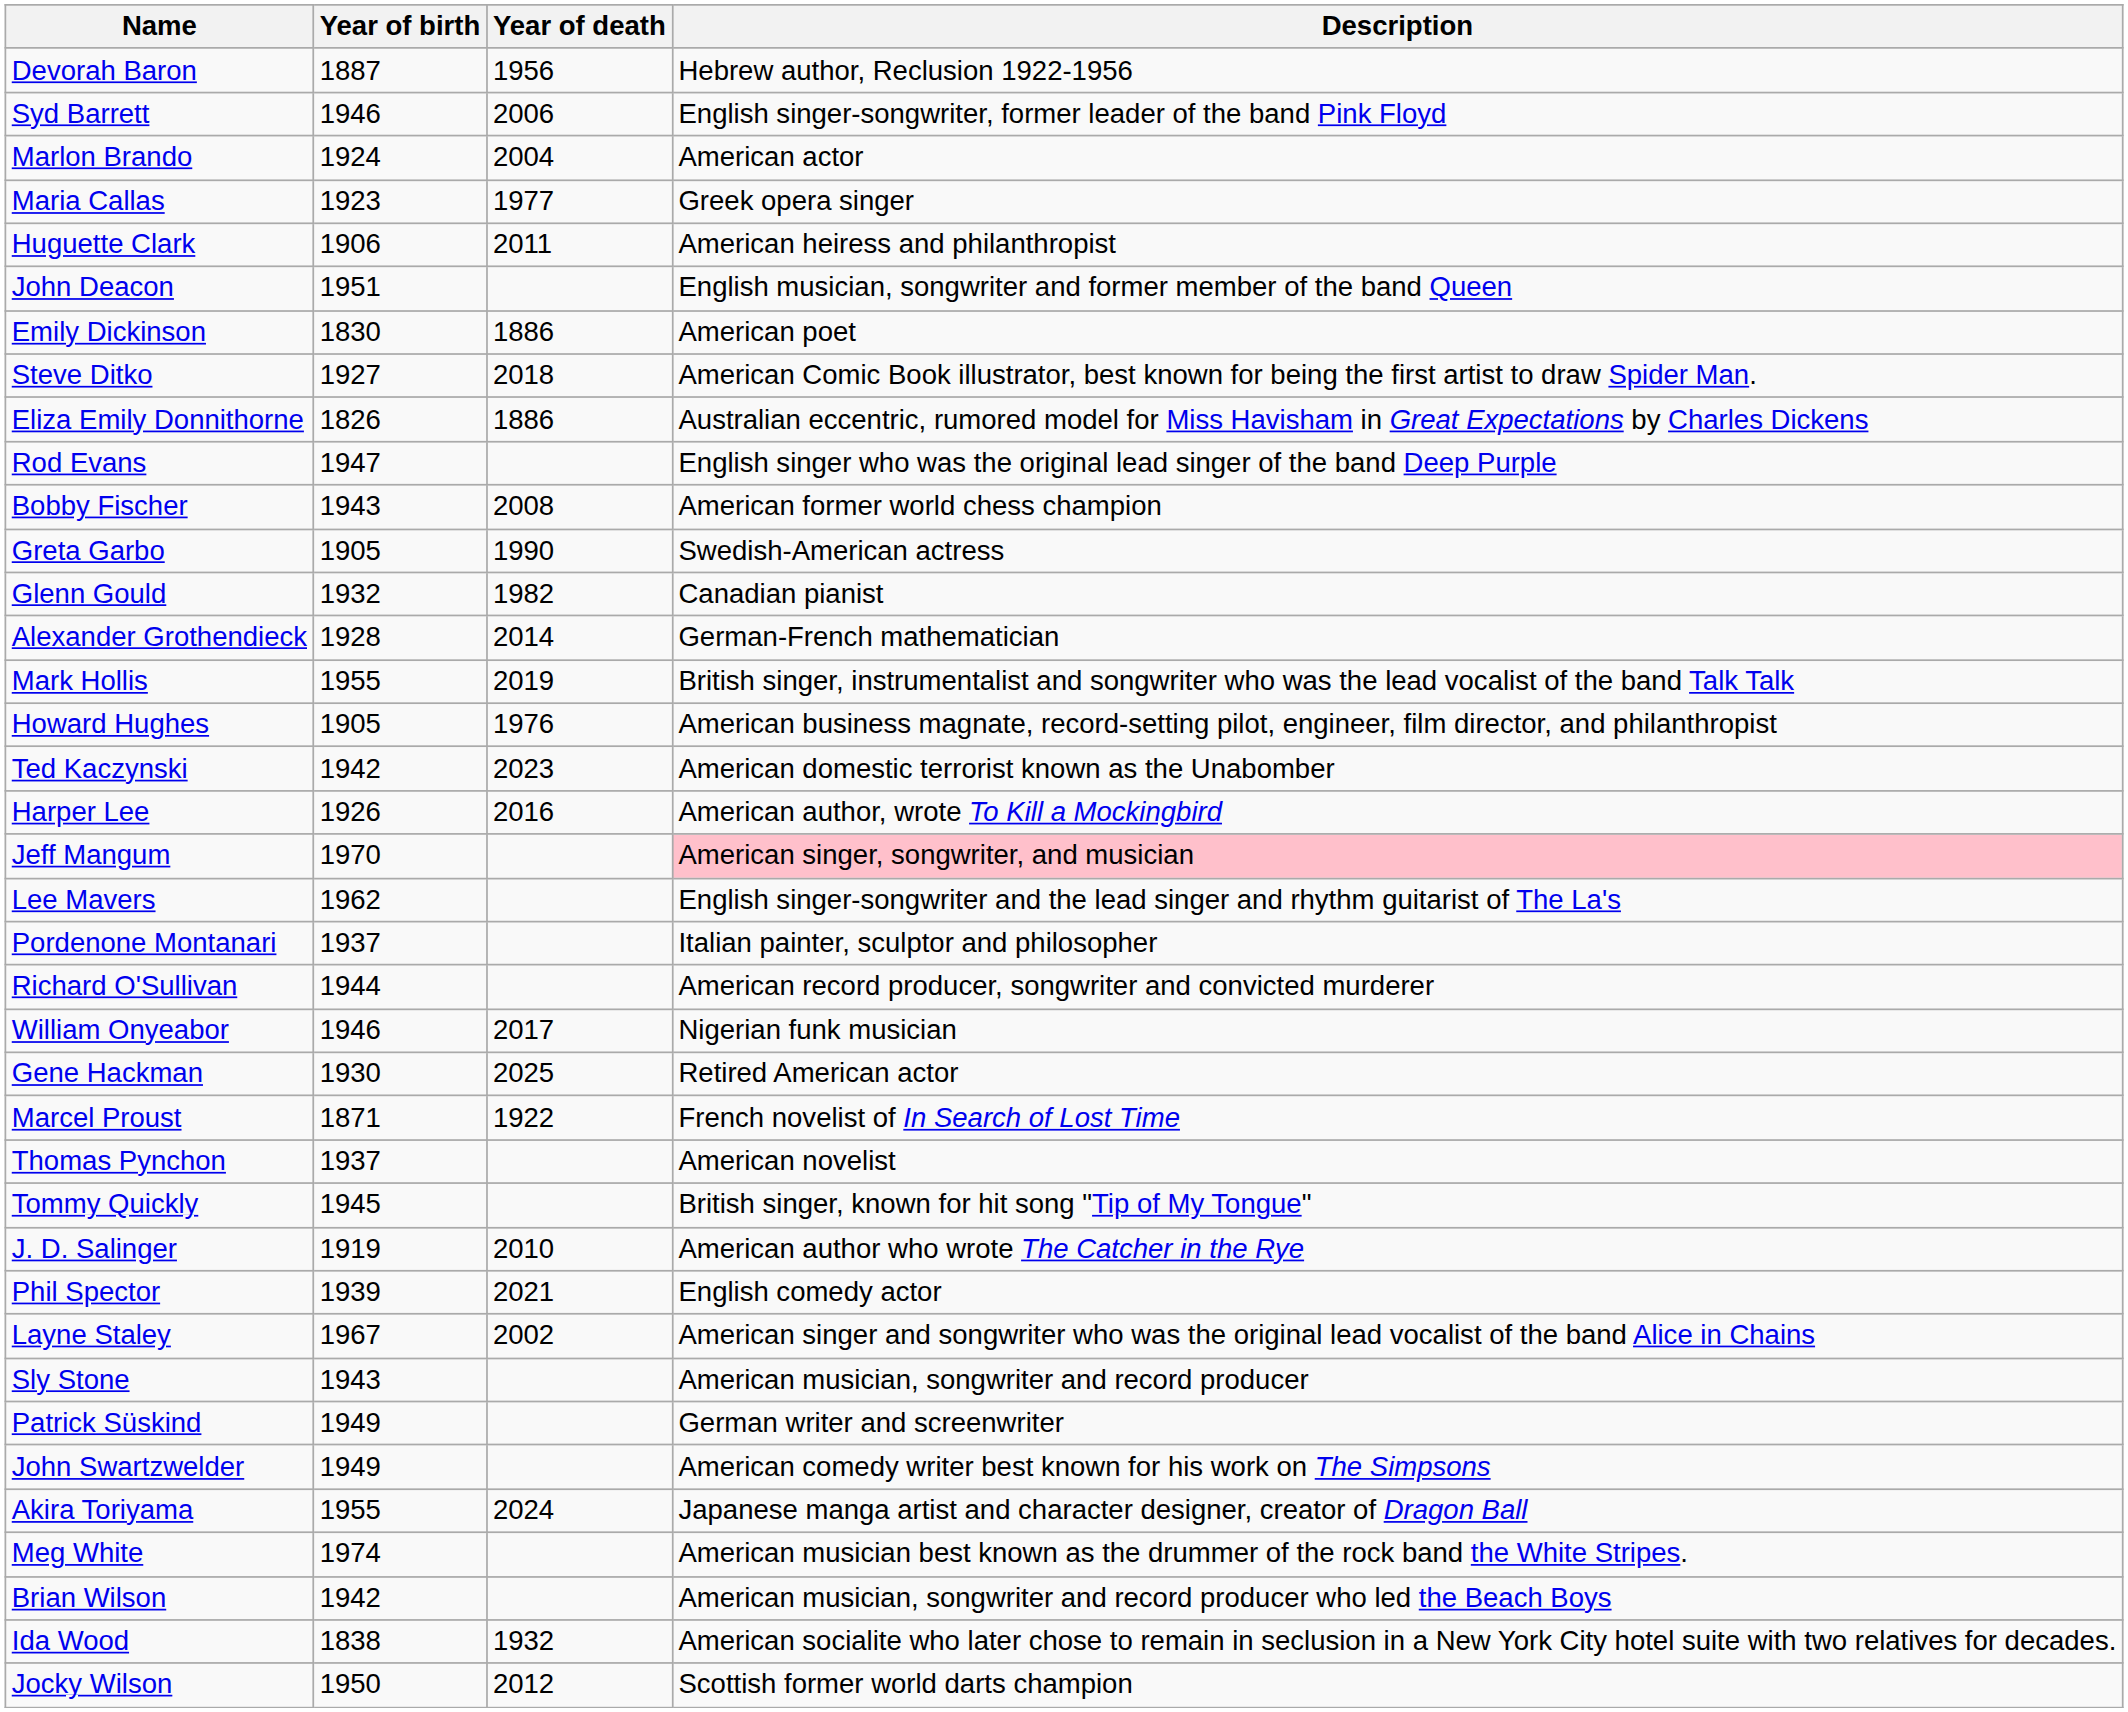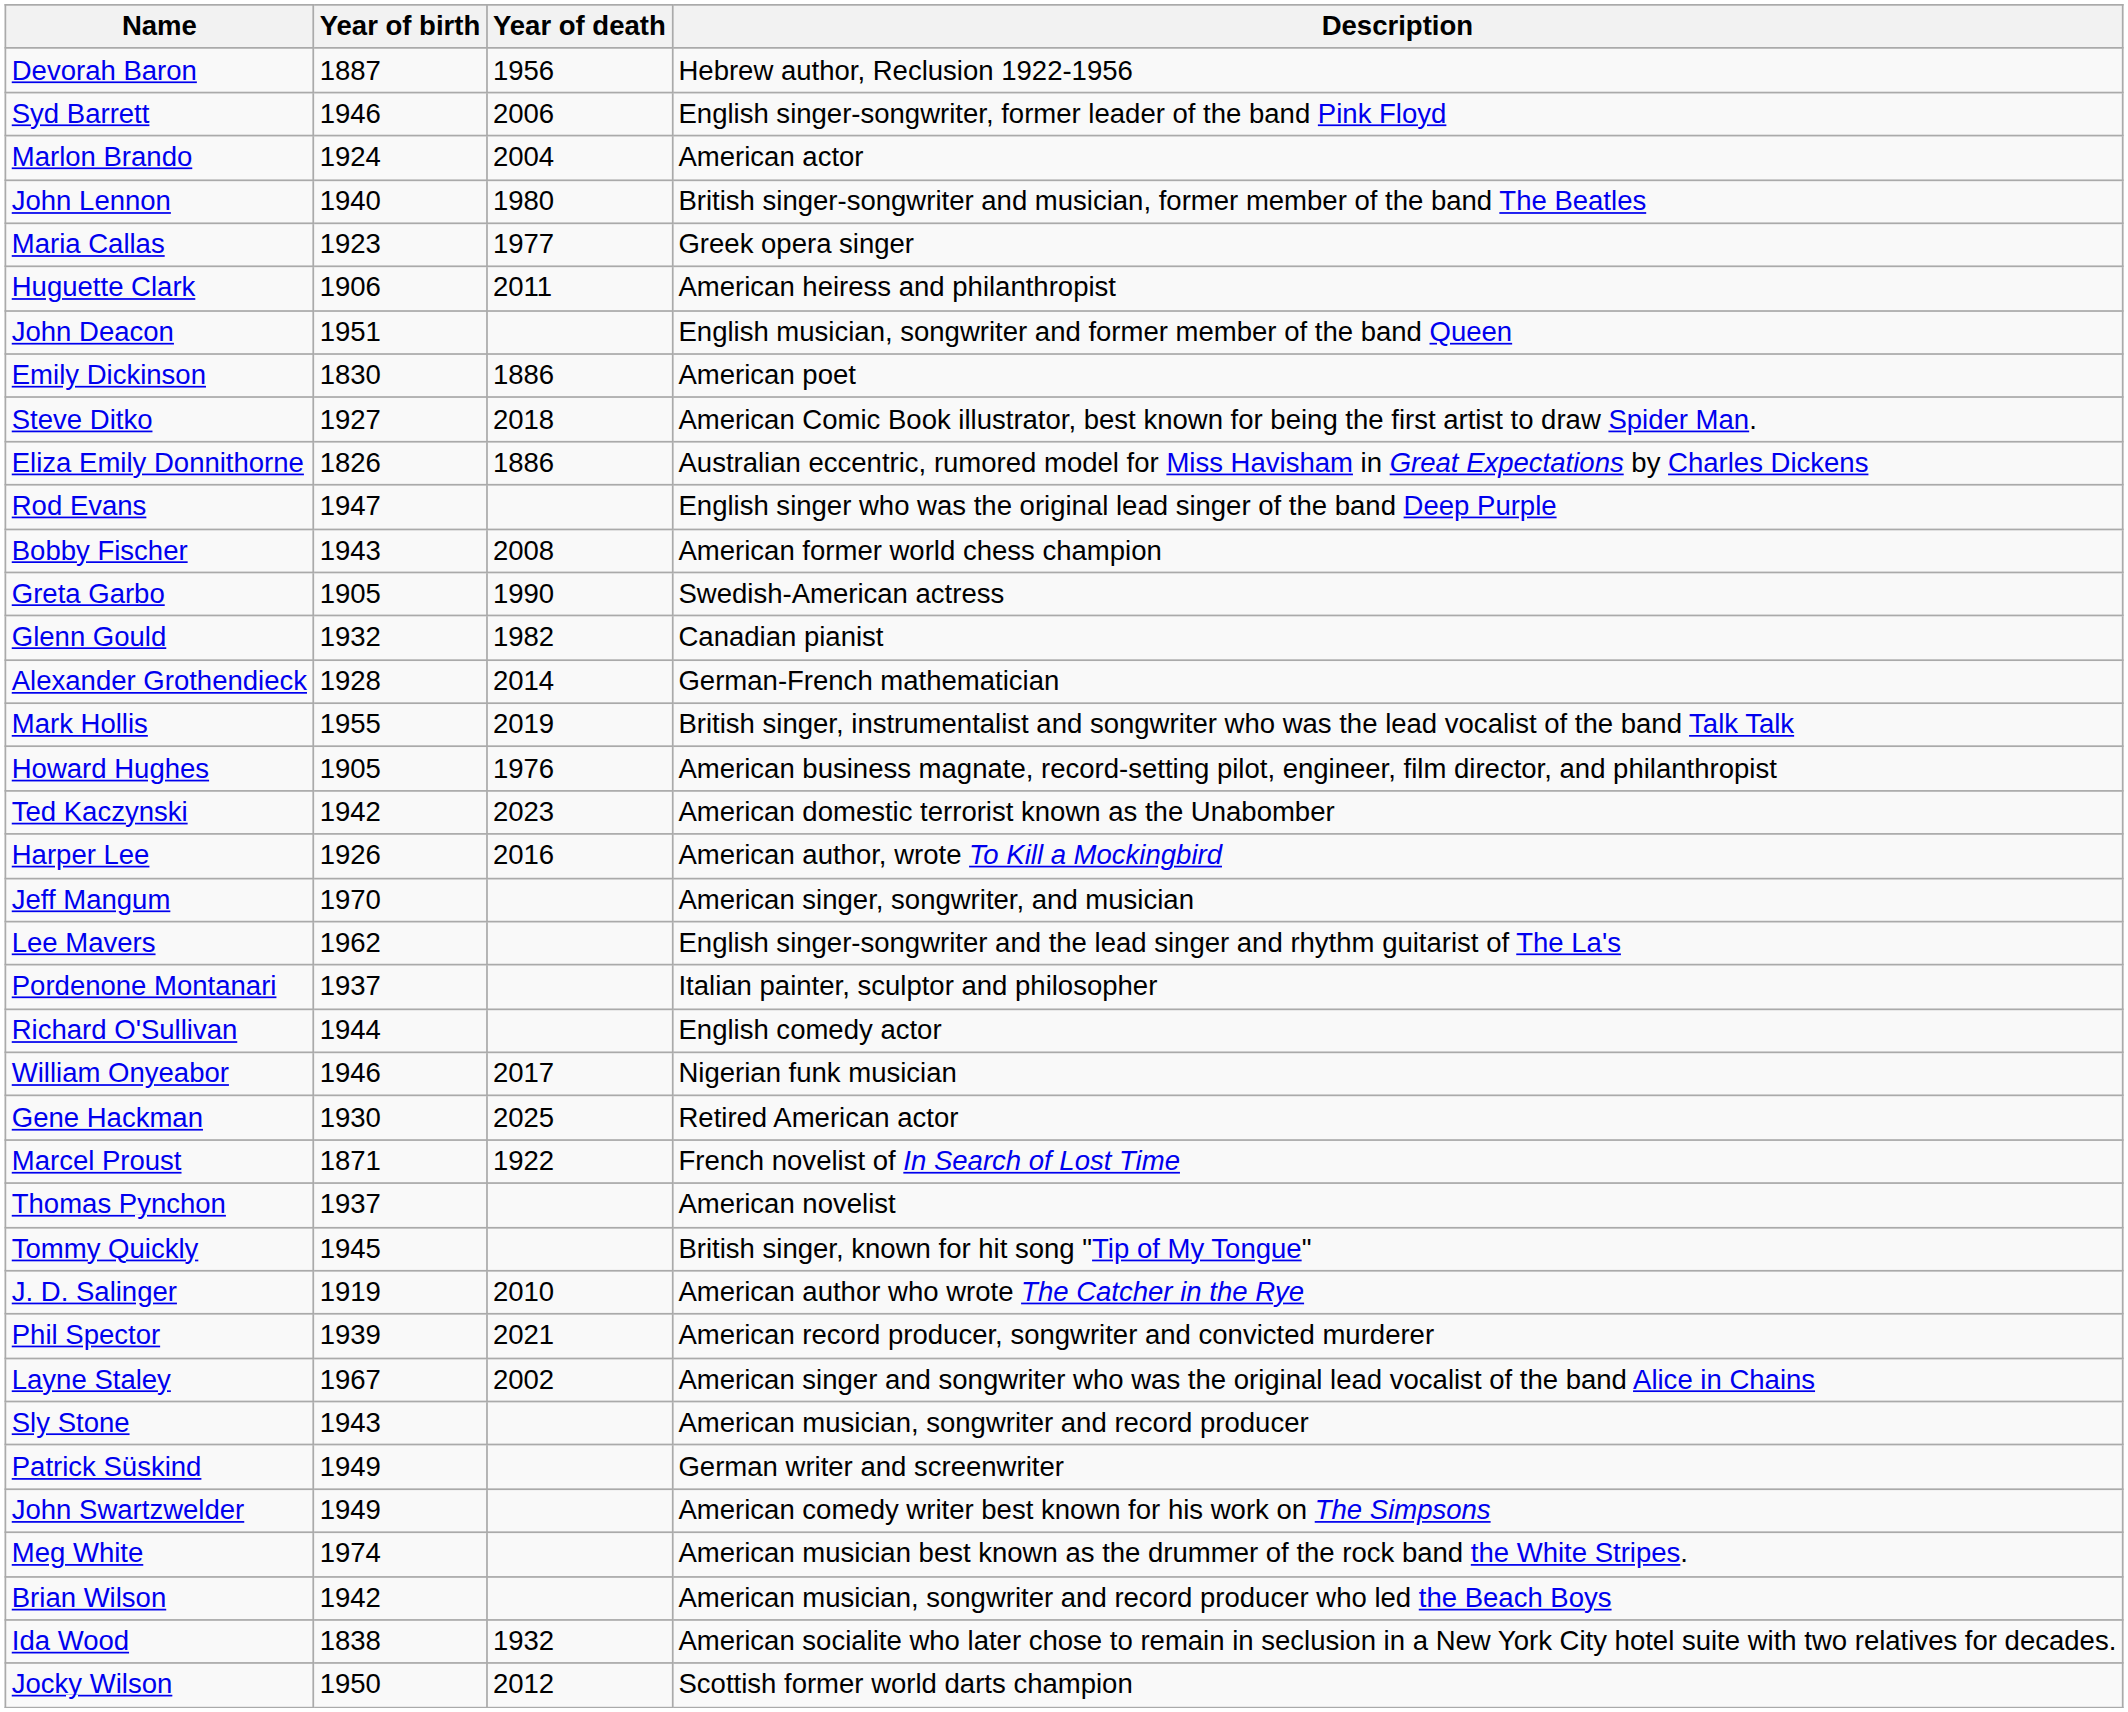+ row: (91, 200)
(936, 855) pink background -> (936, 899) no background
(1056, 986) American record producer, songwriter and convicted murderer -> (810, 1030) English comedy actor
(810, 1292) English comedy actor -> (1056, 1335) American record producer, songwriter and convicted murderer
- row: (102, 1510)
